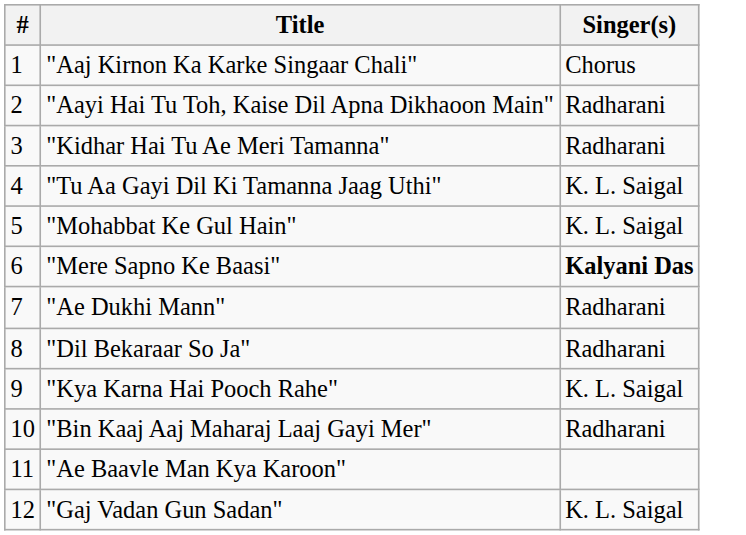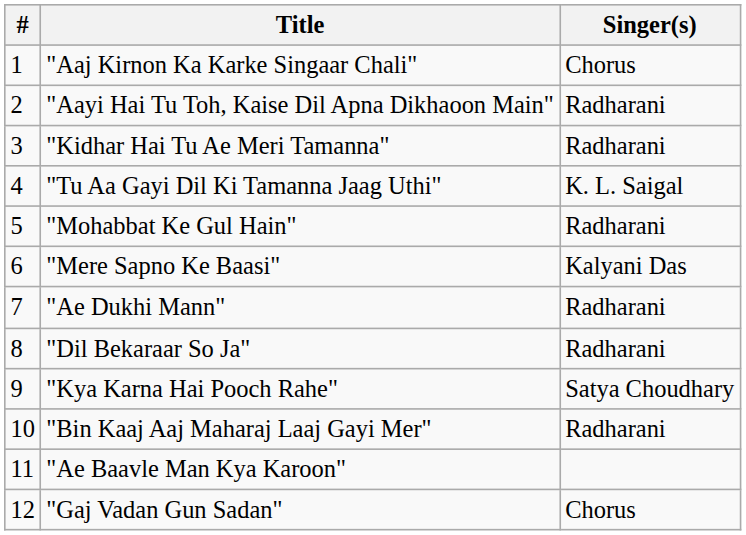(624, 226) K. L. Saigal -> (615, 226) Radharani
(629, 266) bold -> (626, 266) normal
(624, 388) K. L. Saigal -> (650, 388) Satya Choudhary
(624, 509) K. L. Saigal -> (601, 509) Chorus
